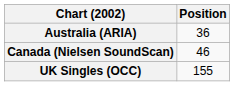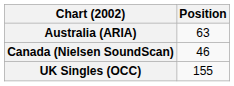(203, 33) 36 -> (203, 33) 63
